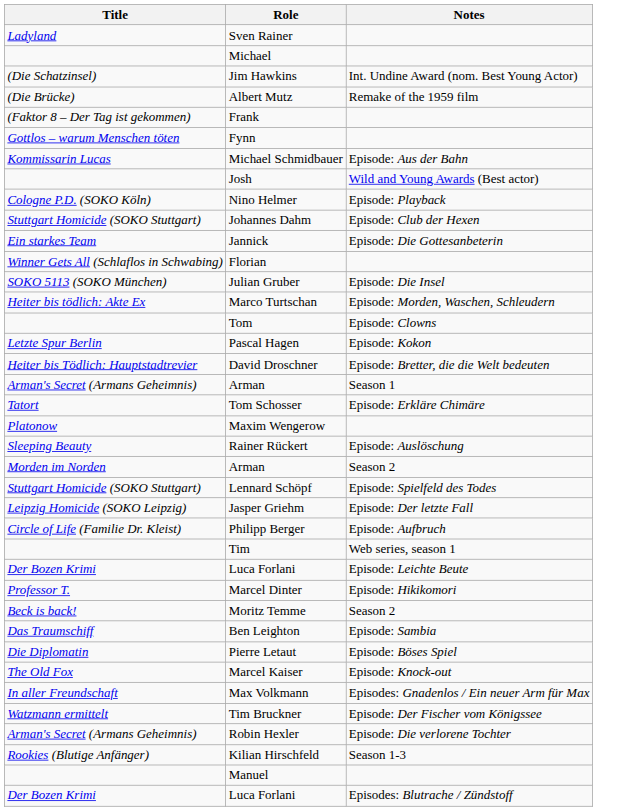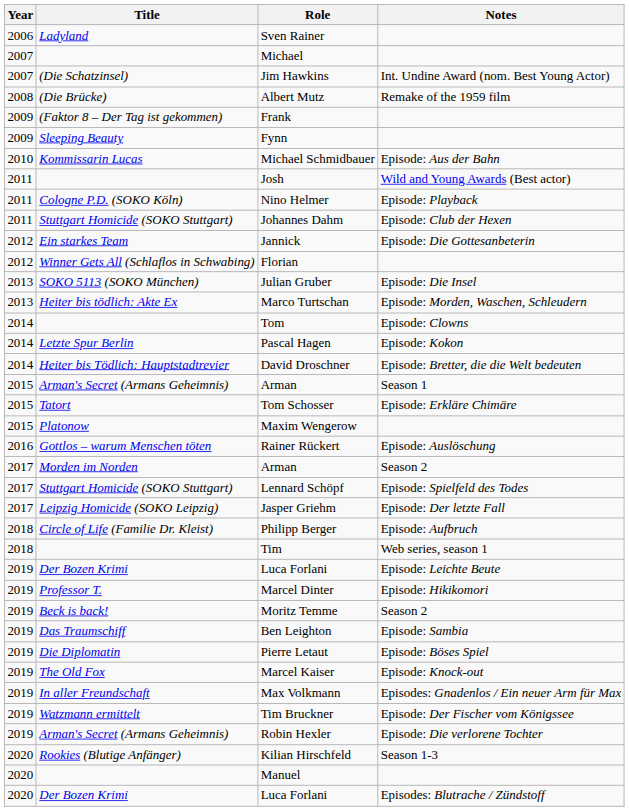+ column: (20, 14)
(93, 138) Gottlos – warum Menschen töten -> (81, 138) Sleeping Beauty
(49, 446) Sleeping Beauty -> (125, 446) Gottlos – warum Menschen töten
